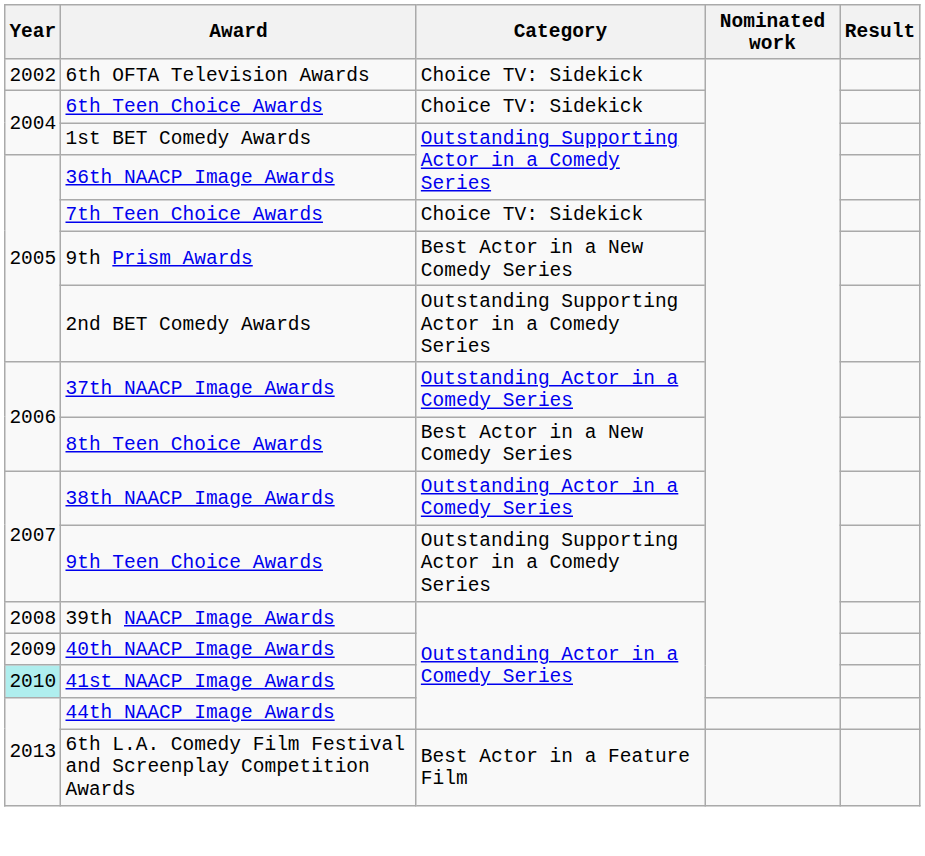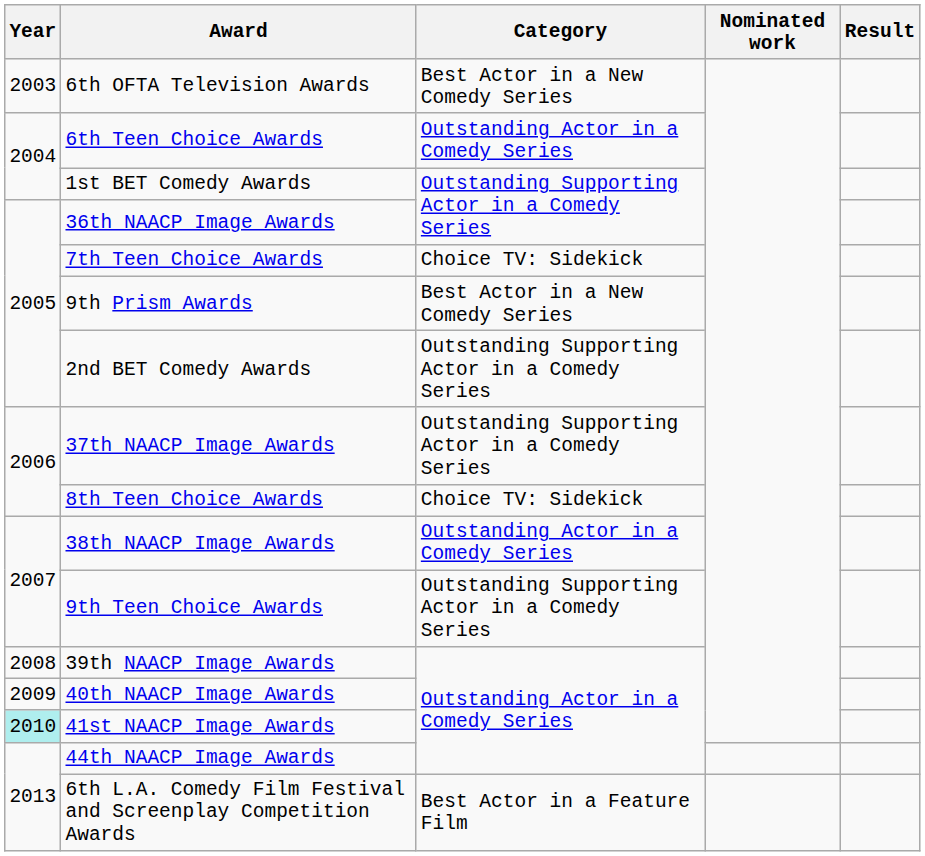(33, 75) 2002 -> (33, 86) 2003
(532, 75) Choice TV: Sidekick -> (532, 86) Best Actor in a New Comedy Series
(532, 107) Choice TV: Sidekick -> (550, 140) Outstanding Actor in a Comedy Series
(550, 389) Outstanding Actor in a Comedy Series -> (550, 446) Outstanding Supporting Actor in a Comedy Series
(532, 444) Best Actor in a New Comedy Series -> (532, 500) Choice TV: Sidekick
